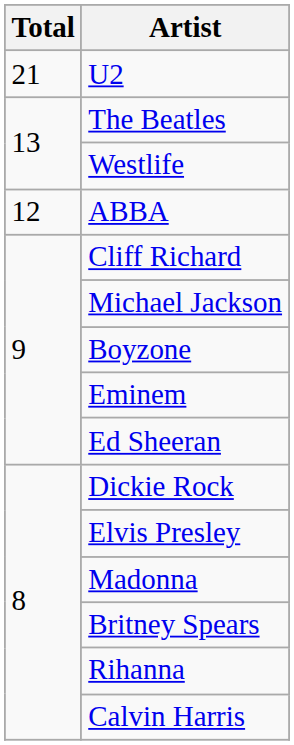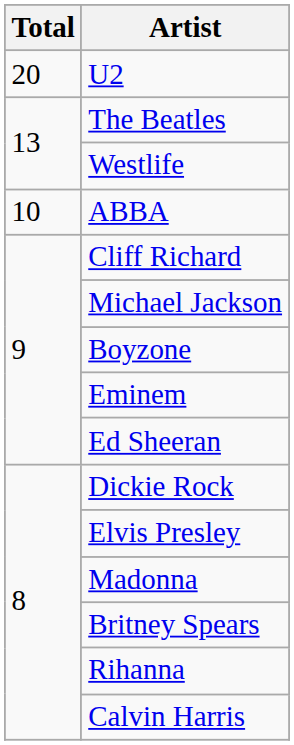(26, 73) 21 -> (26, 73) 20
(26, 211) 12 -> (26, 211) 10
